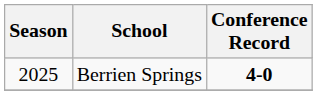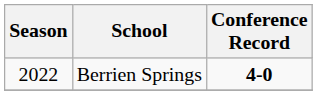(38, 74) 2025 -> (38, 74) 2022
